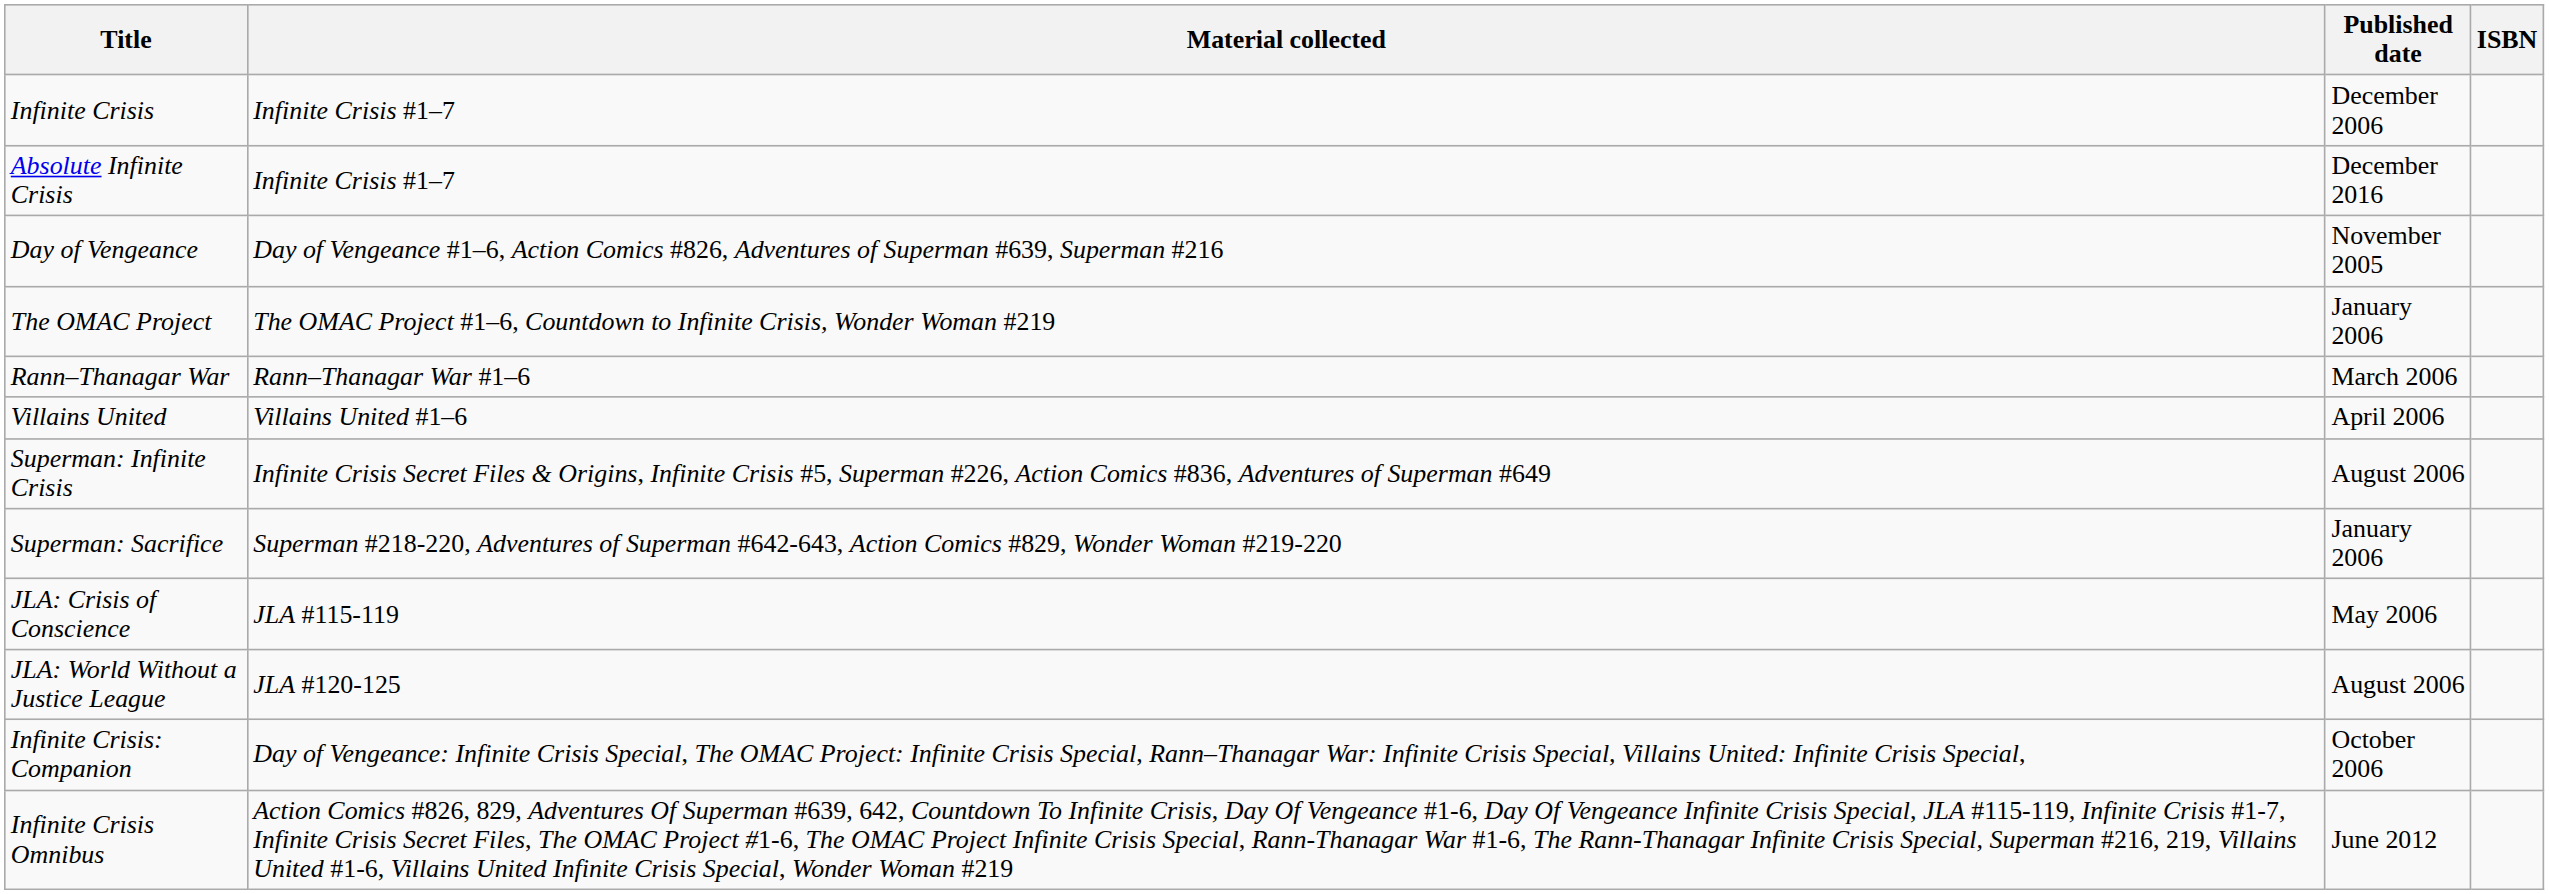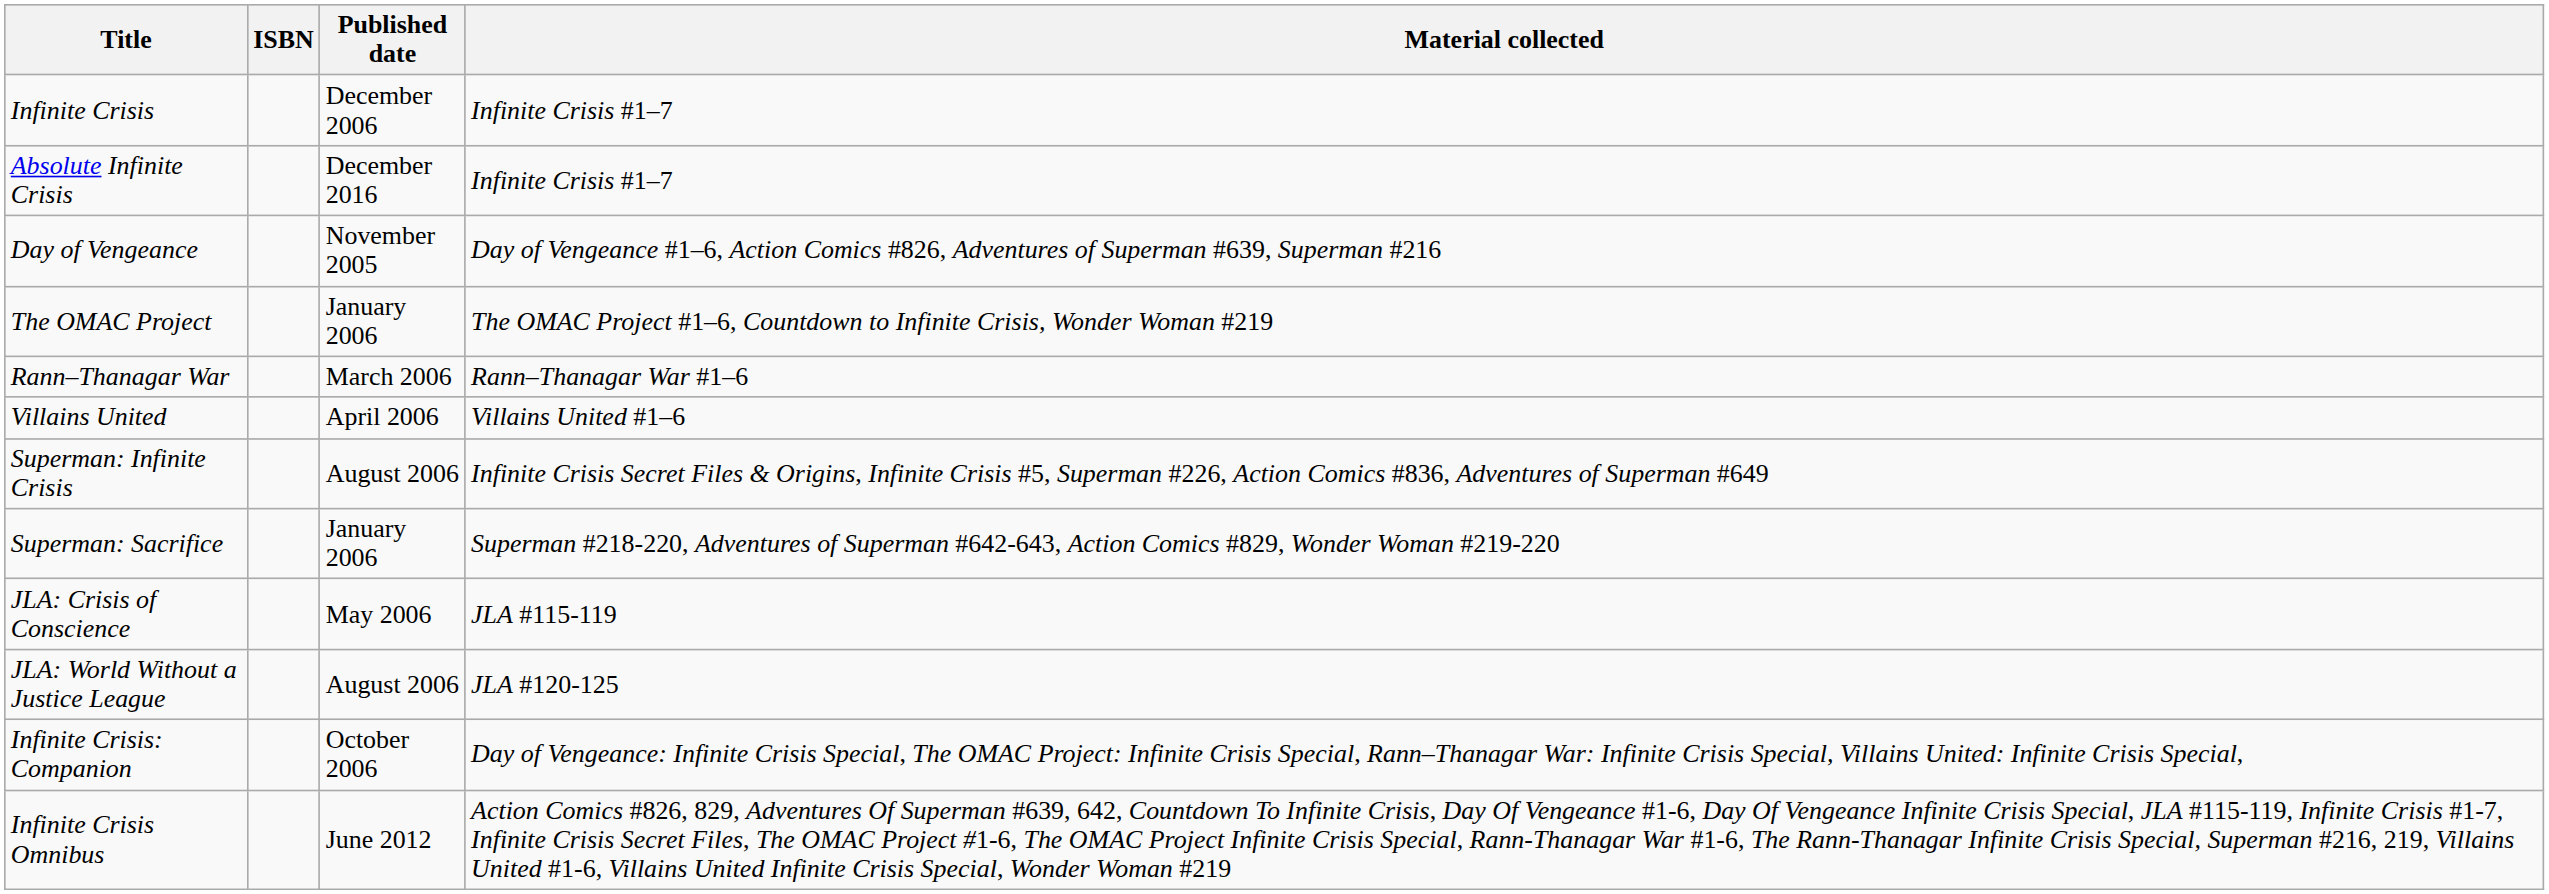columns swapped: (1286, 39) <-> (2507, 39)
